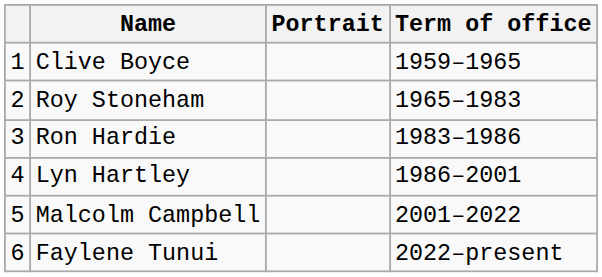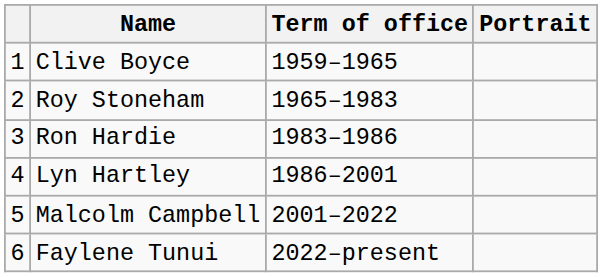columns swapped: (328, 24) <-> (493, 24)
